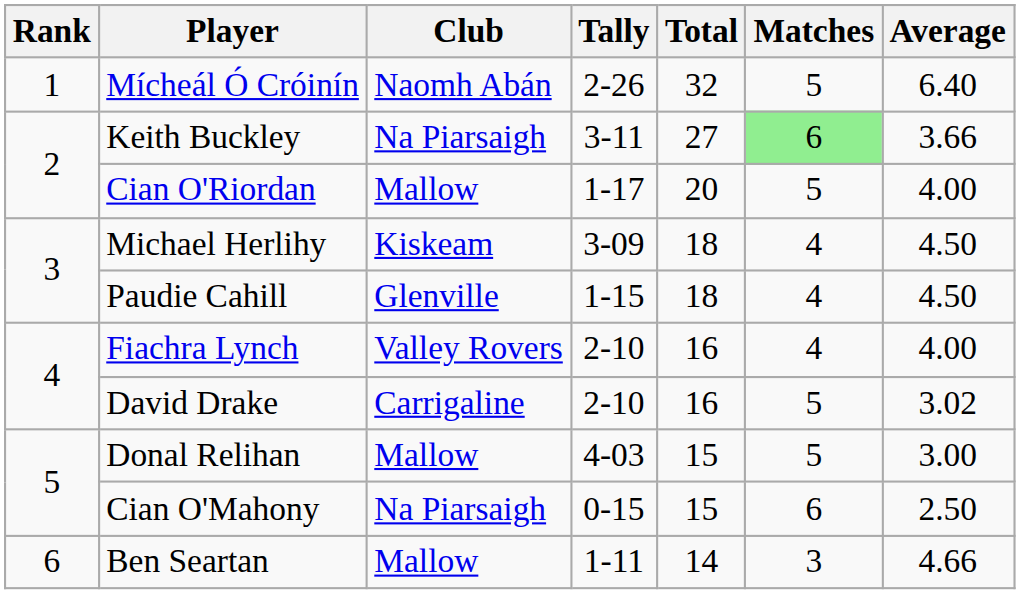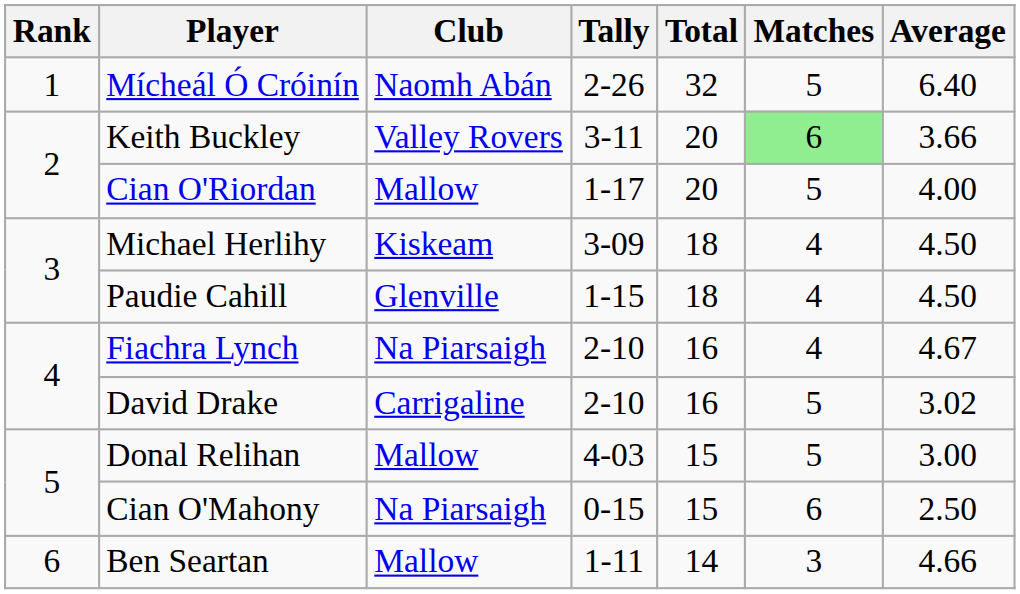(460, 137) Na Piarsaigh -> (469, 137) Valley Rovers
(701, 137) 27 -> (701, 137) 20
(469, 349) Valley Rovers -> (460, 349) Na Piarsaigh
(948, 349) 4.00 -> (948, 349) 4.67
